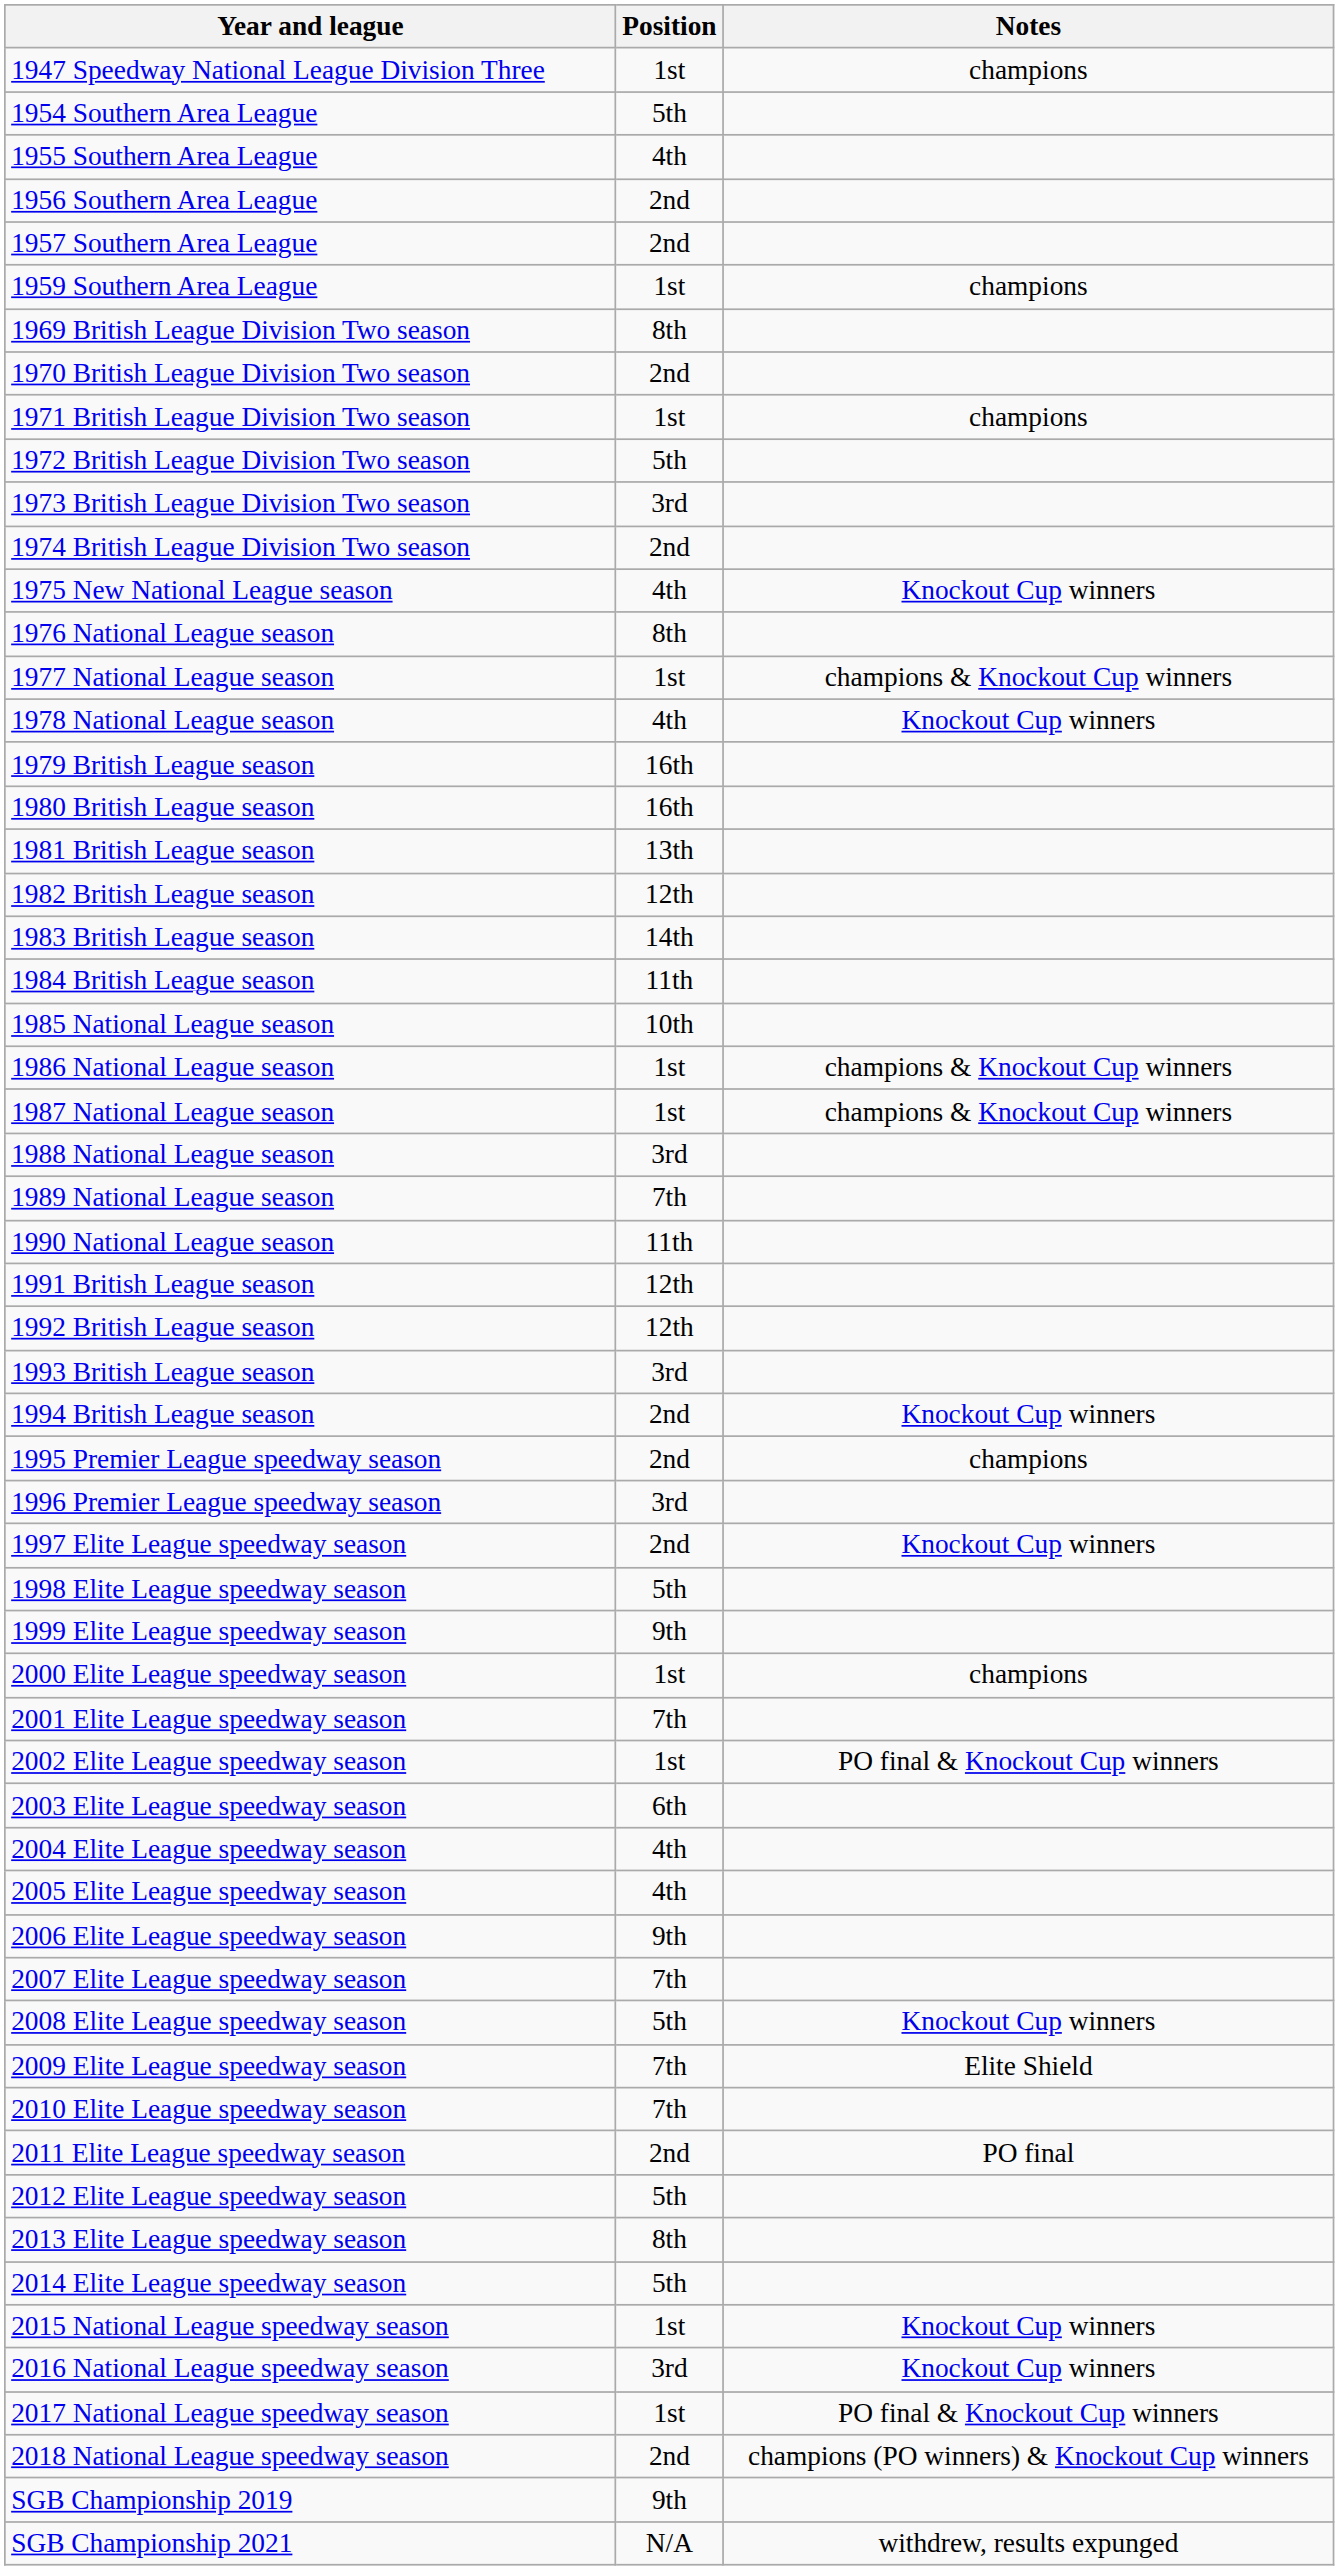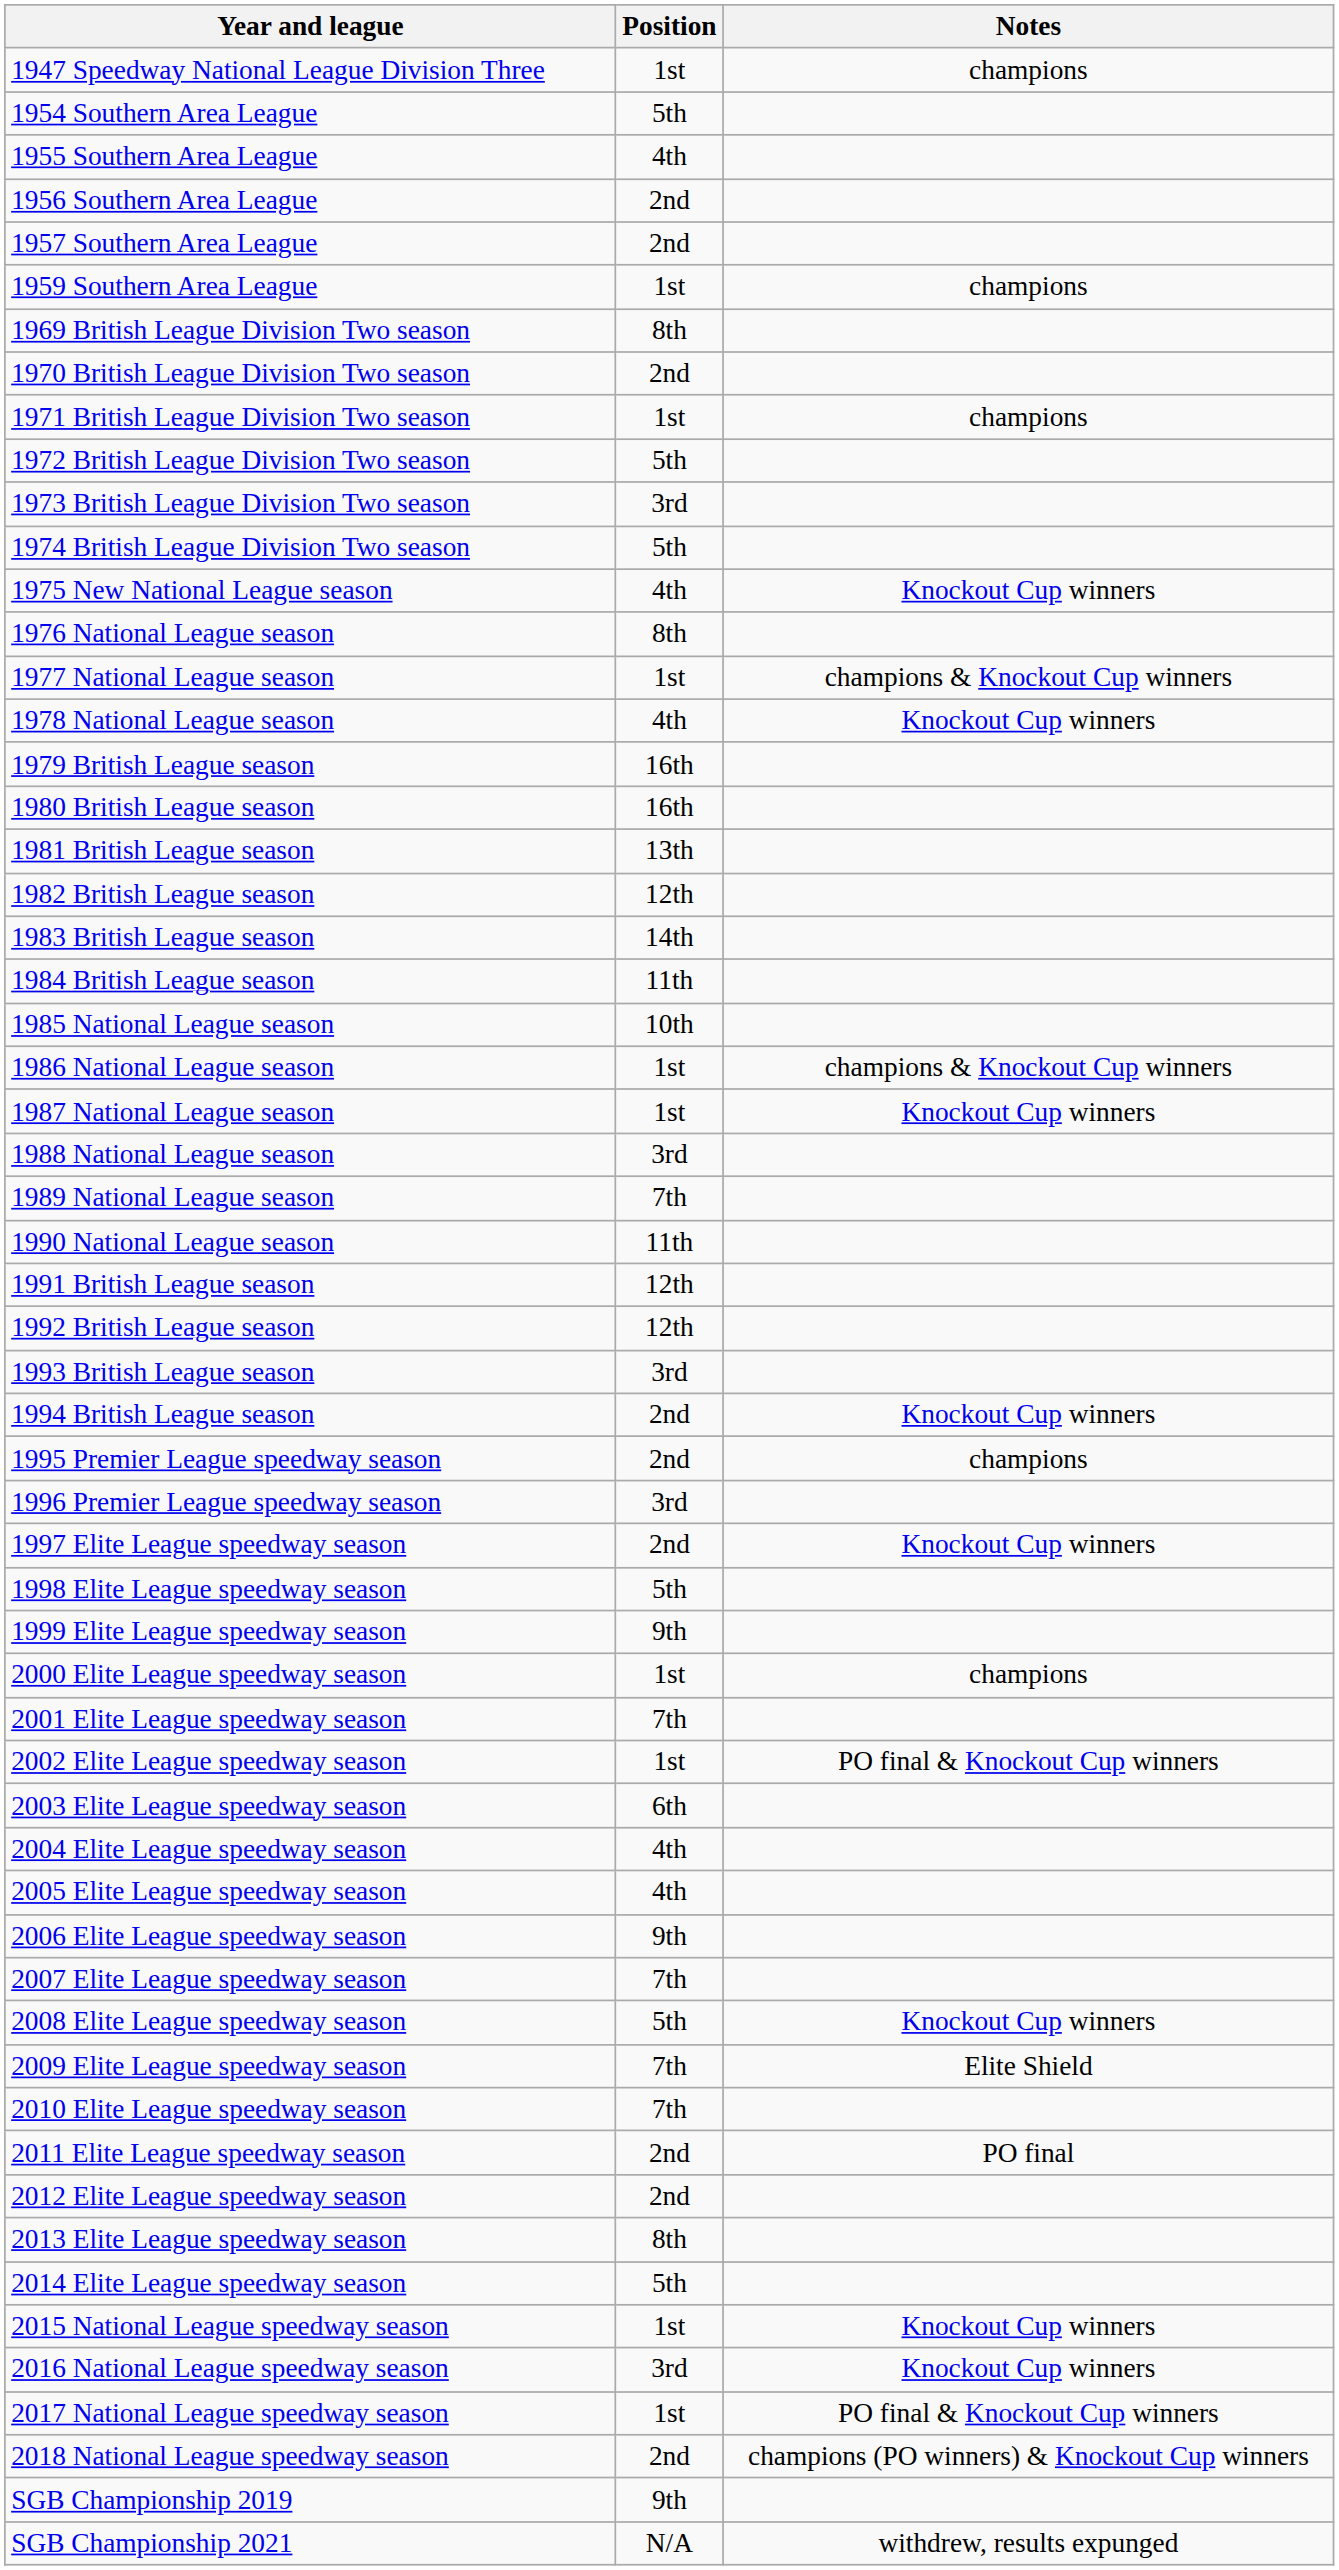(669, 546) 2nd -> (669, 546) 5th
(1028, 1110) champions & Knockout Cup winners -> (1028, 1110) Knockout Cup winners
(669, 2195) 5th -> (669, 2195) 2nd
